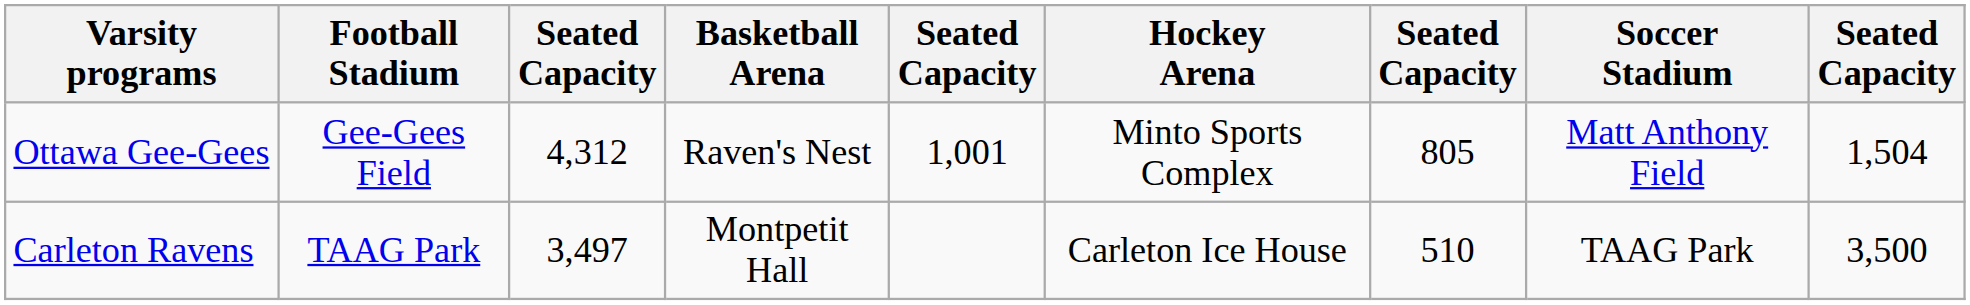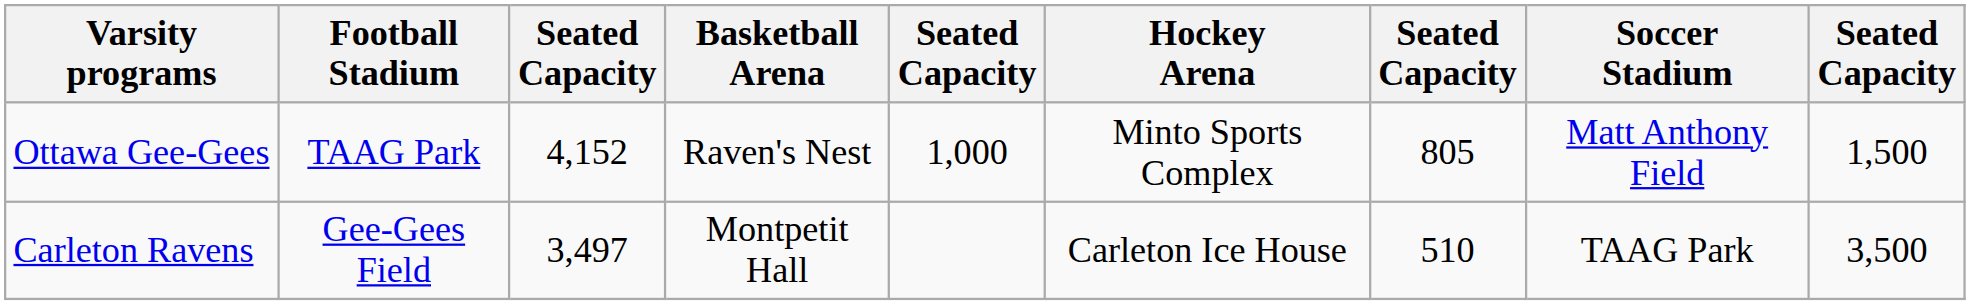(394, 151) Gee-Gees Field -> (394, 151) TAAG Park
(587, 151) 4,312 -> (587, 151) 4,152
(967, 151) 1,001 -> (967, 151) 1,000
(1887, 151) 1,504 -> (1887, 151) 1,500
(394, 249) TAAG Park -> (394, 249) Gee-Gees Field
